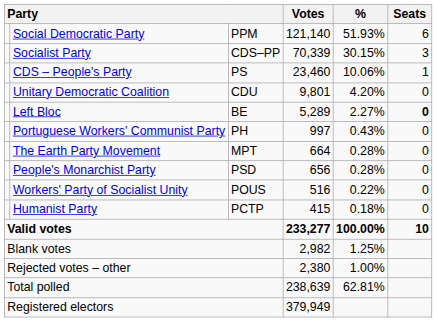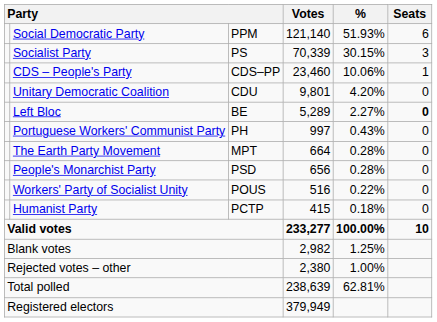(256, 53) CDS–PP -> (239, 53) PS
(239, 72) PS -> (256, 72) CDS–PP
